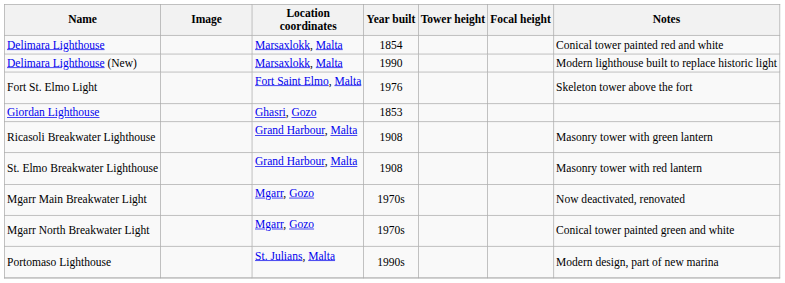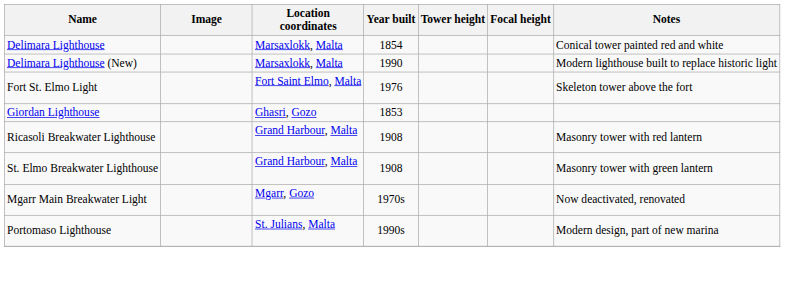(634, 137) Masonry tower with green lantern -> (629, 137) Masonry tower with red lantern
(629, 168) Masonry tower with red lantern -> (634, 168) Masonry tower with green lantern
- row: (78, 231)
